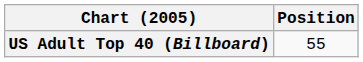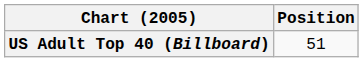(316, 44) 55 -> (316, 44) 51
